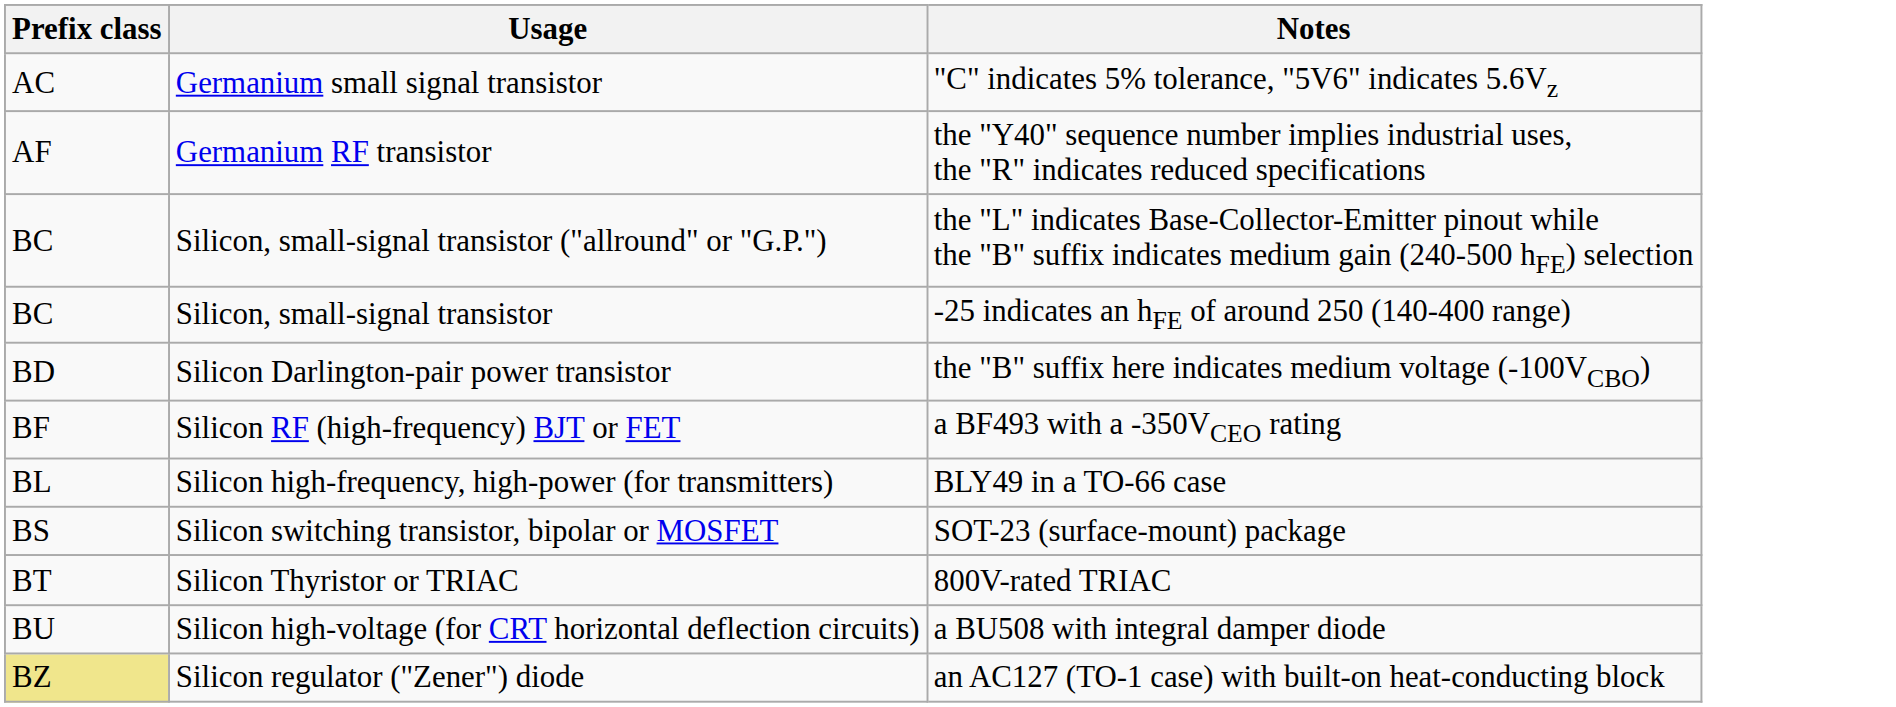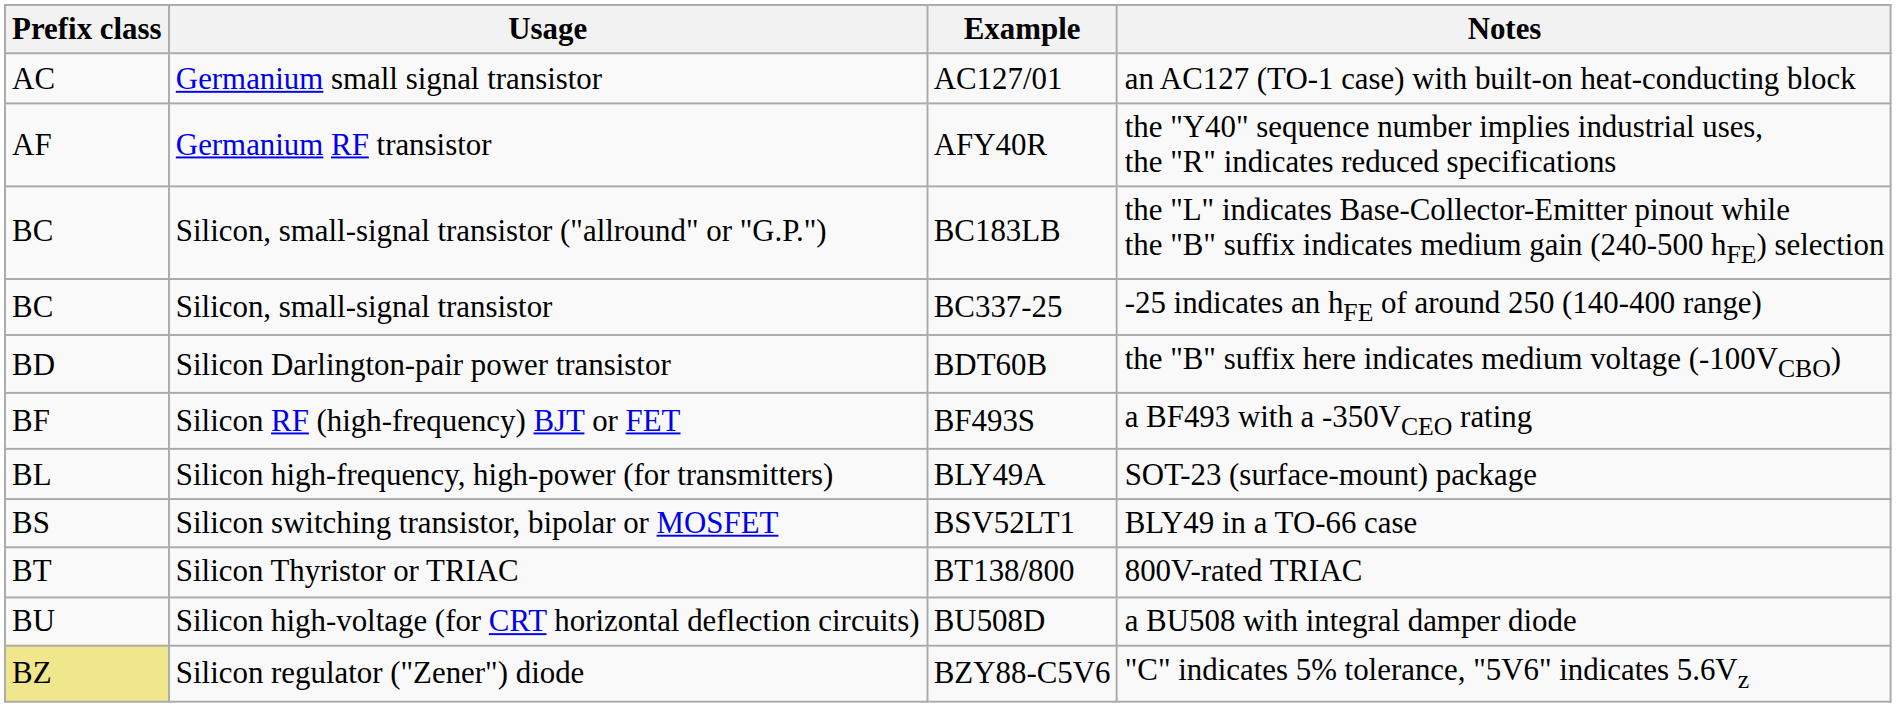+ column: (1022, 28)
(1246, 82) "C" indicates 5% tolerance, "5V6" indicates 5.6Vz -> (1490, 77) an AC127 (TO-1 case) with built-on heat-conducting block
(1080, 481) BLY49 in a TO-66 case -> (1331, 473) SOT-23 (surface-mount) package
(1140, 530) SOT-23 (surface-mount) package -> (1271, 522) BLY49 in a TO-66 case
(1299, 677) an AC127 (TO-1 case) with built-on heat-conducting block -> (1437, 673) "C" indicates 5% tolerance, "5V6" indicates 5.6Vz
